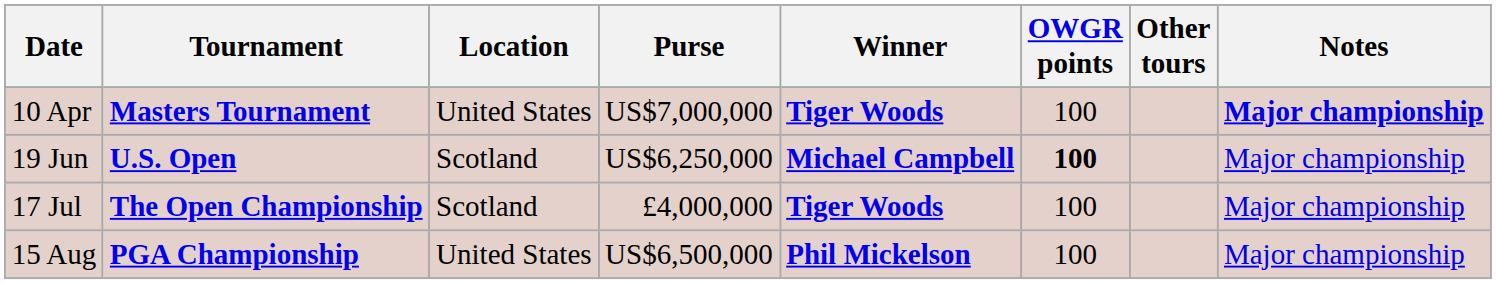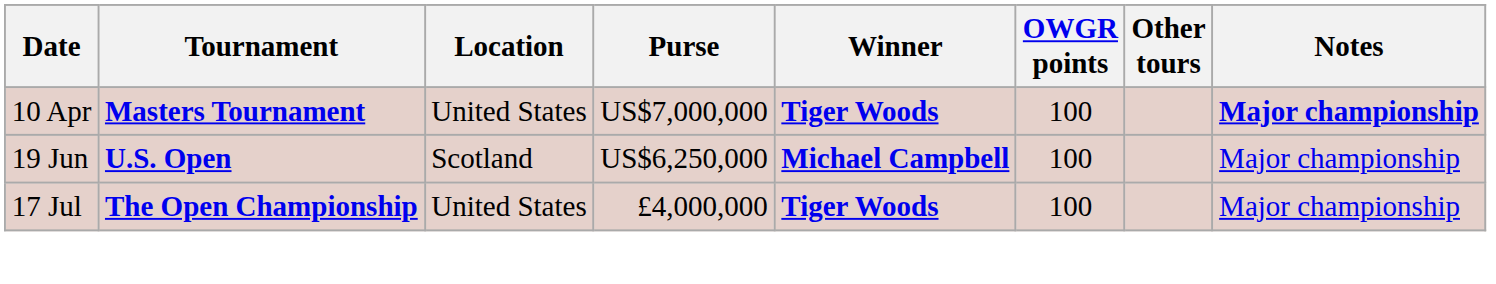(1075, 158) bold -> (1070, 158) normal
(487, 206) Scotland -> (509, 206) United States
- row: (54, 254)
